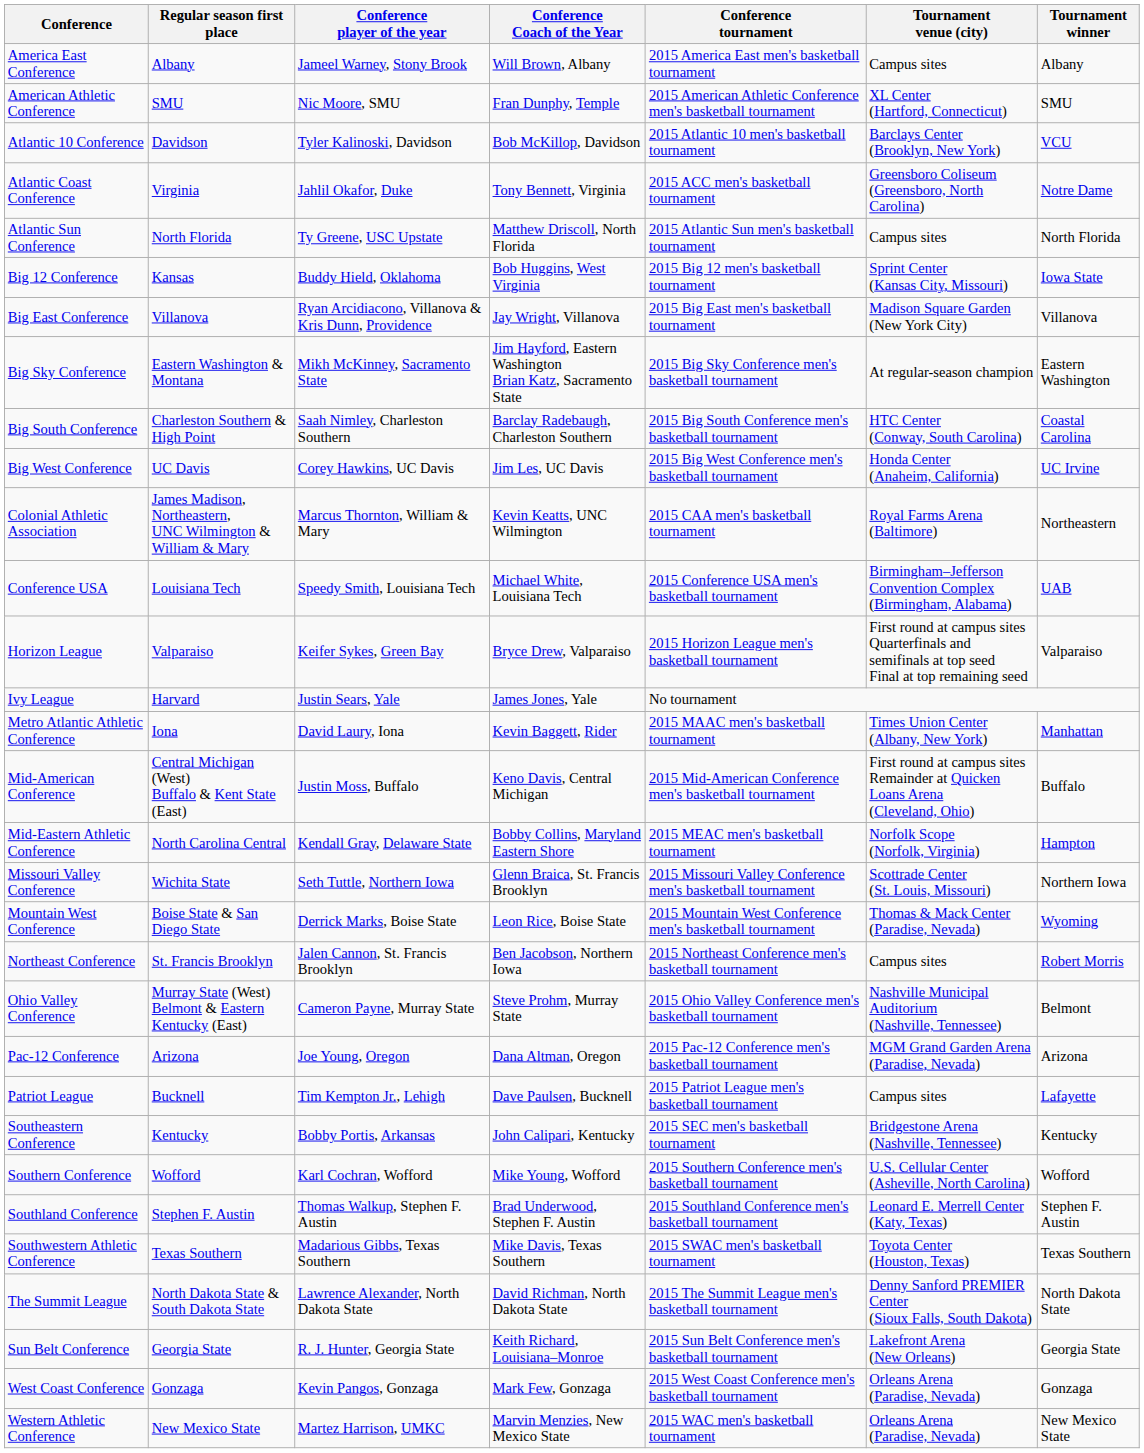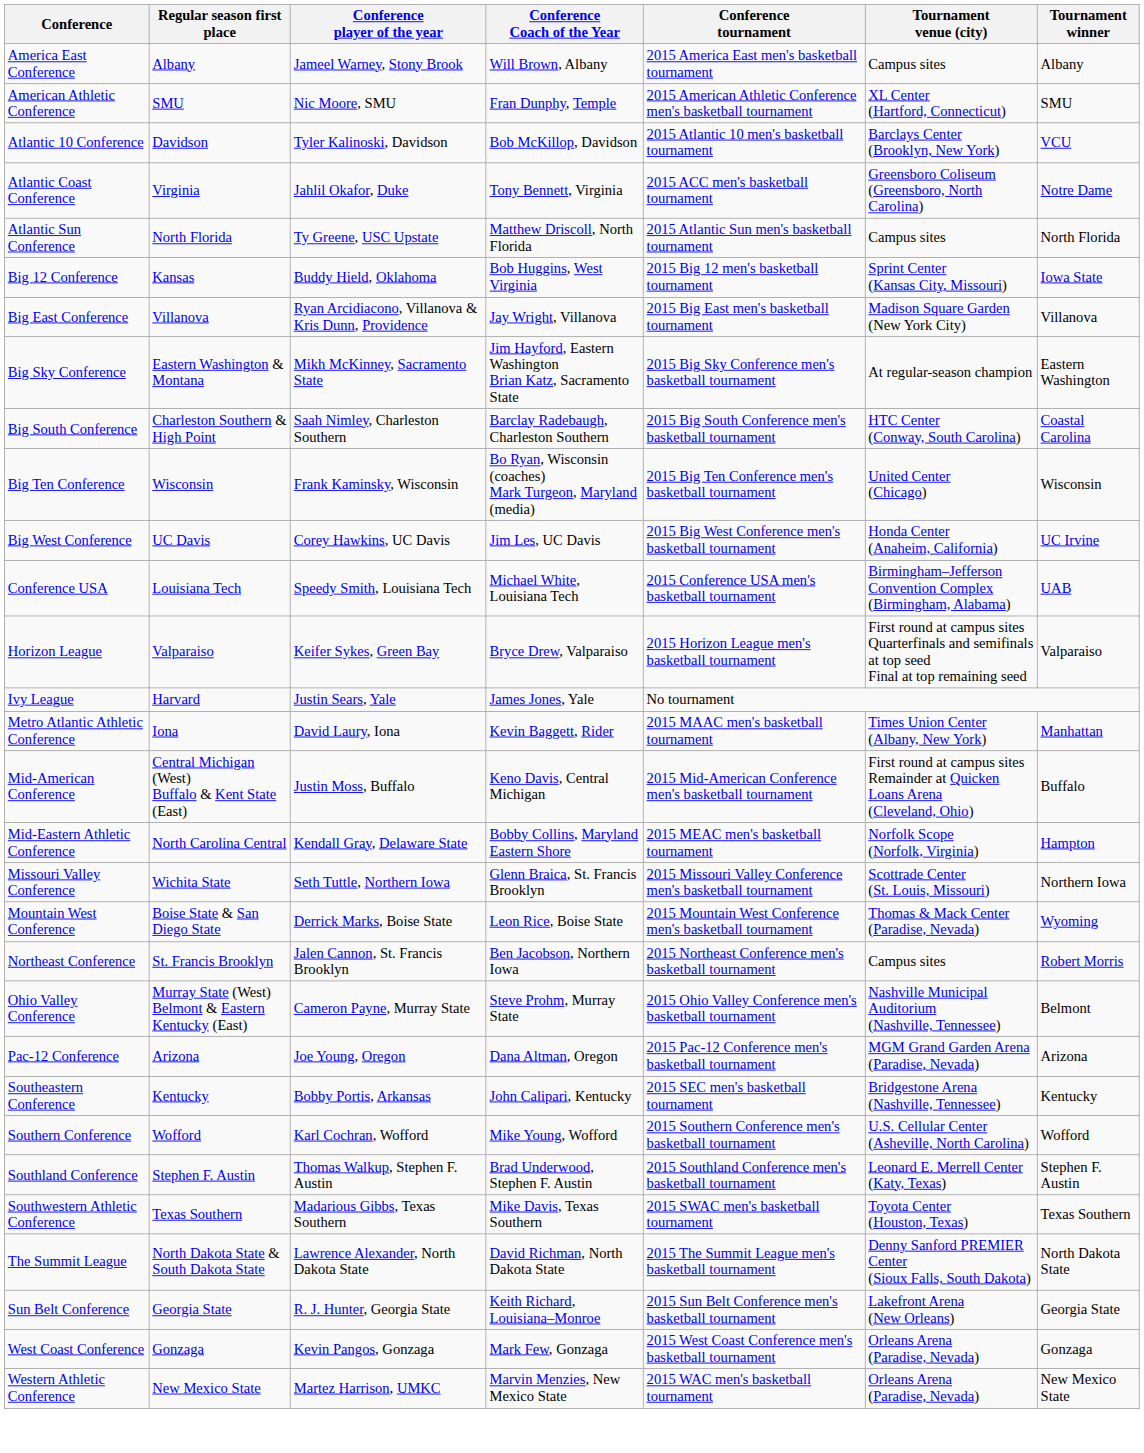+ row: (66, 484)
- row: (58, 523)
- row: (50, 1095)
